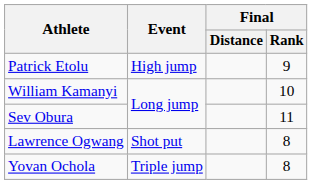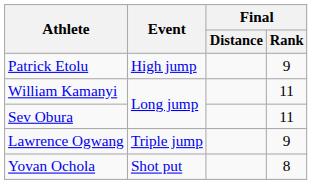(287, 91) 10 -> (287, 91) 11
(157, 141) Shot put -> (167, 141) Triple jump
(287, 141) 8 -> (287, 141) 9
(167, 167) Triple jump -> (157, 167) Shot put
